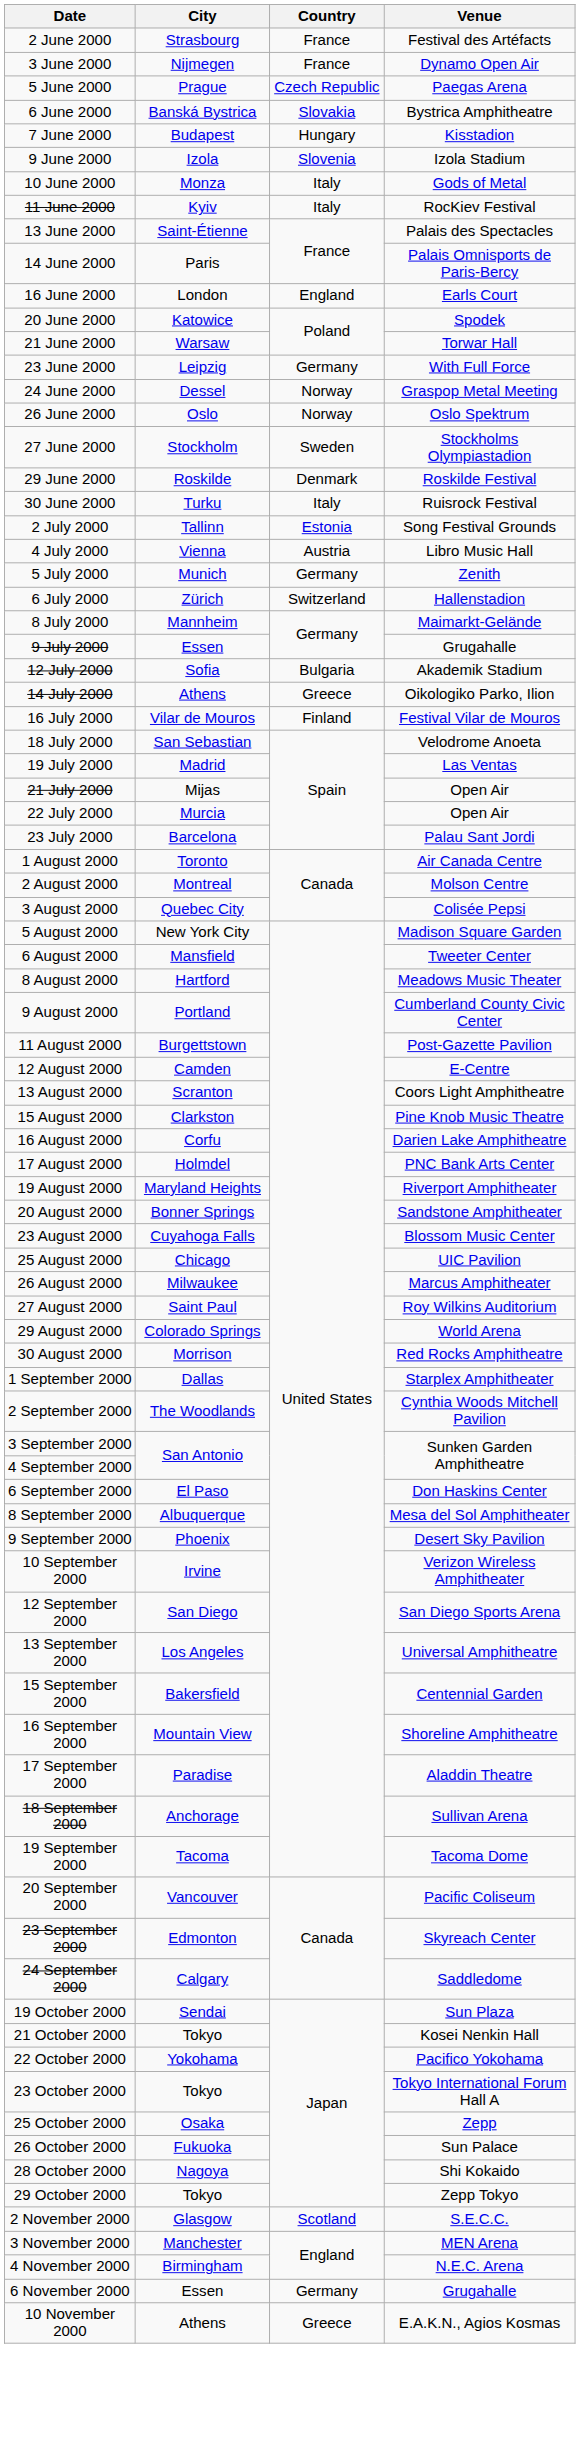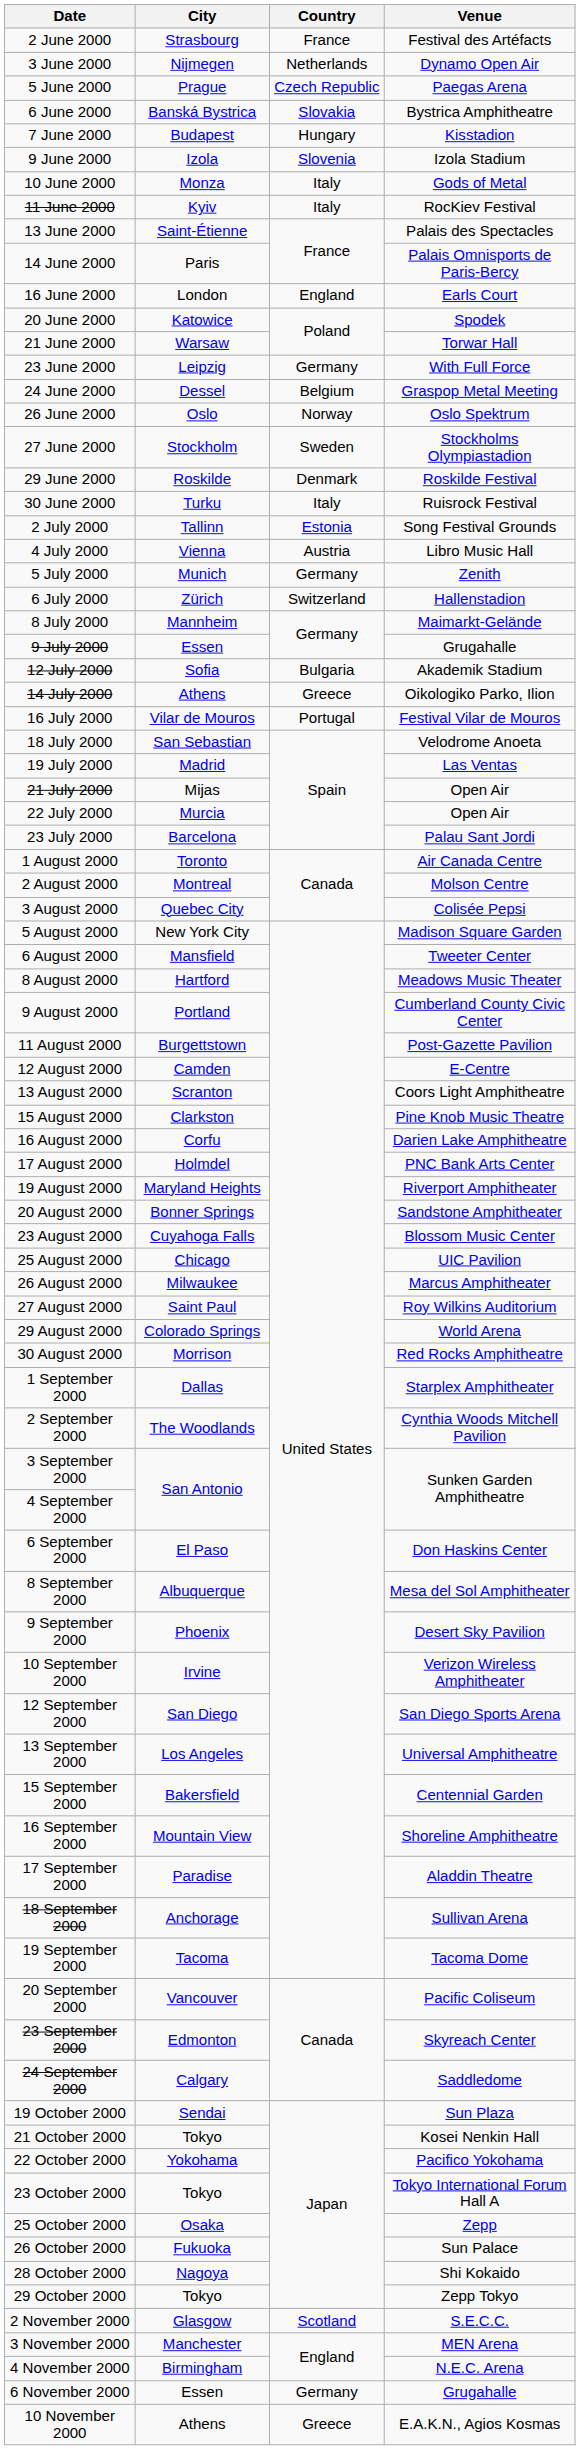(327, 64) France -> (327, 64) Netherlands
(327, 391) Norway -> (327, 391) Belgium
(327, 718) Finland -> (327, 718) Portugal
